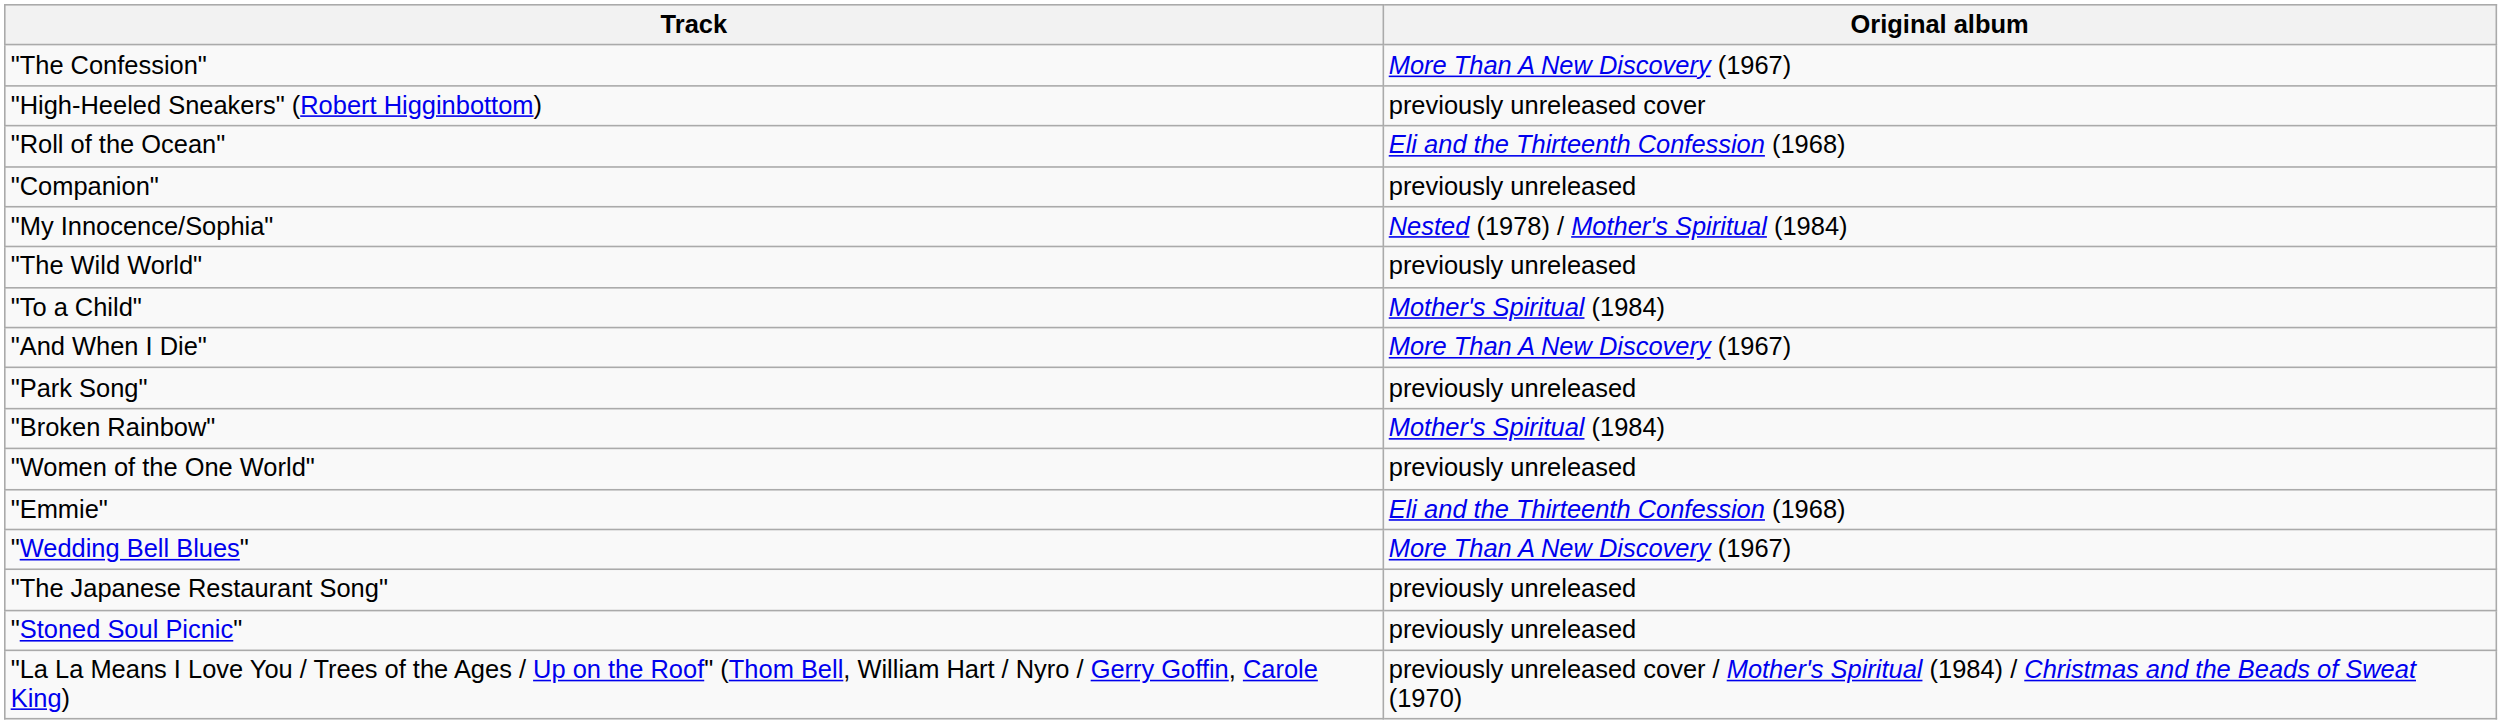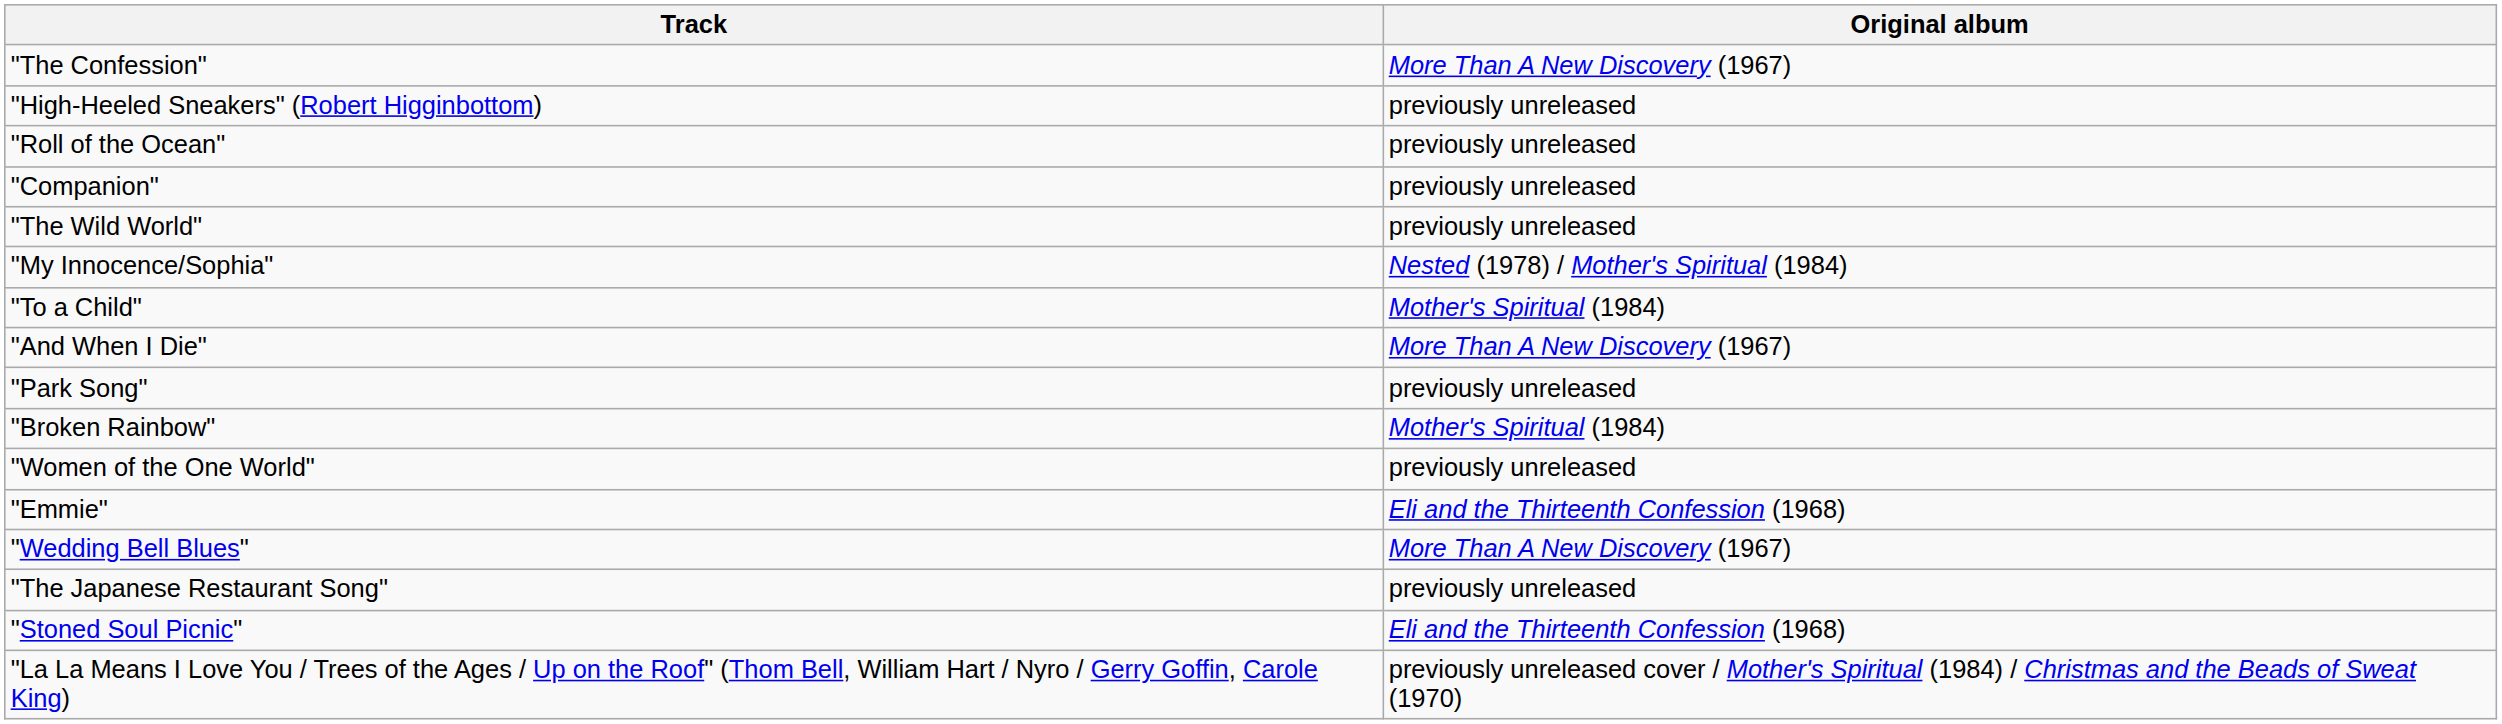(1547, 105) previously unreleased cover -> (1512, 105) previously unreleased
(1617, 145) Eli and the Thirteenth Confession (1968) -> (1512, 145) previously unreleased
rows swapped: (106, 266) <-> (142, 226)
(1512, 629) previously unreleased -> (1617, 629) Eli and the Thirteenth Confession (1968)
